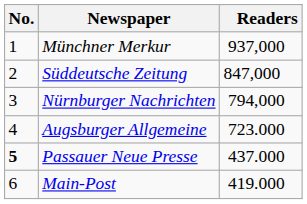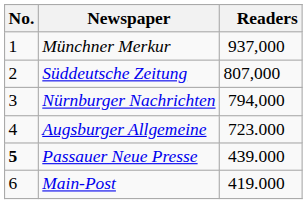(261, 73) 847,000 -> (261, 73) 807,000
(263, 156) 437.000 -> (263, 156) 439.000
